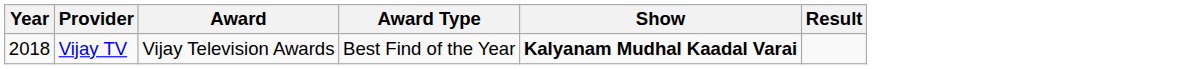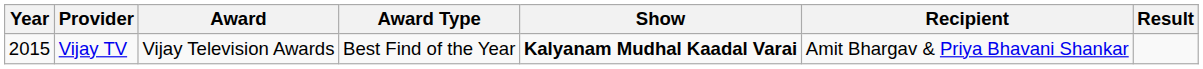+ column: (967, 19)
(30, 48) 2018 -> (30, 48) 2015
